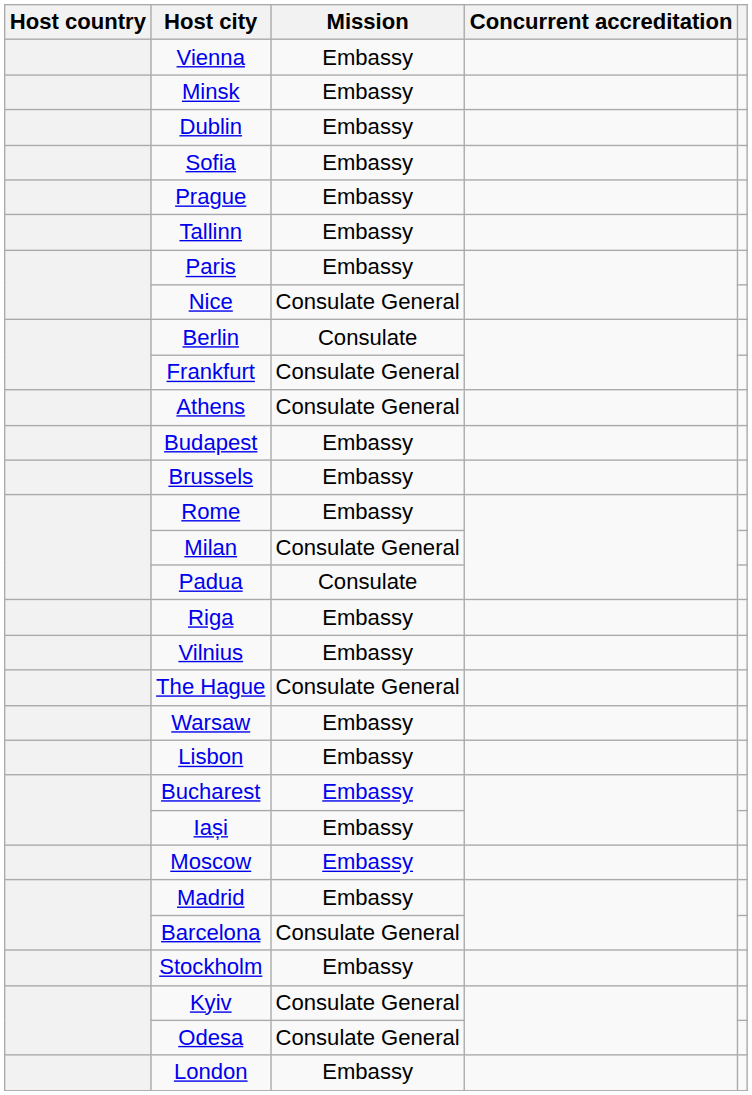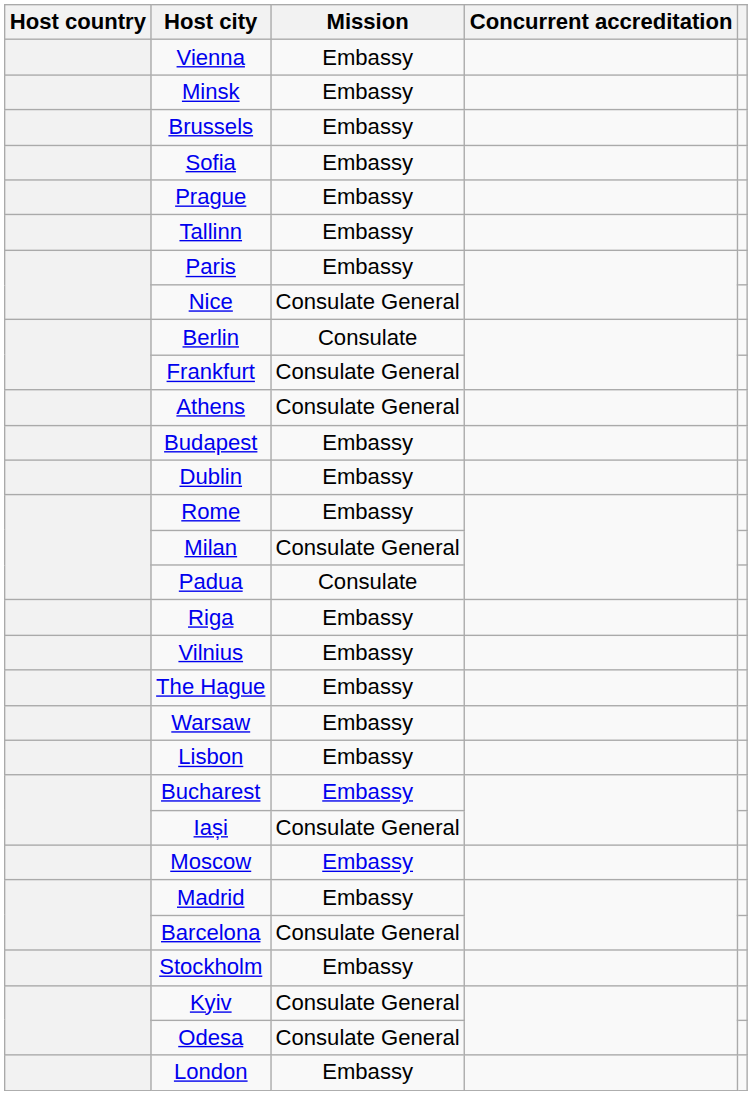rows swapped: (211, 477) <-> (211, 127)
(368, 687) Consulate General -> (368, 687) Embassy
(368, 827) Embassy -> (368, 827) Consulate General
